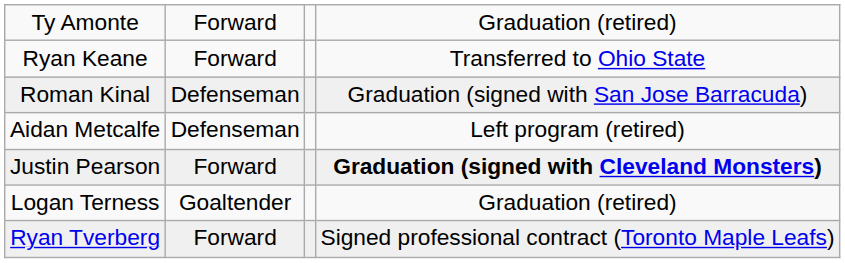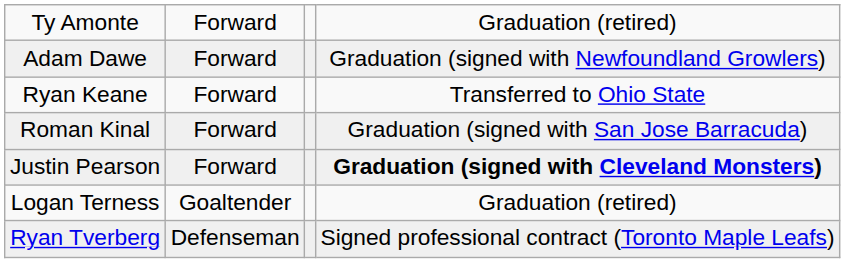+ row: (85, 58)
(235, 94) Defenseman -> (235, 130) Forward
- row: (85, 130)
(235, 238) Forward -> (235, 238) Defenseman
